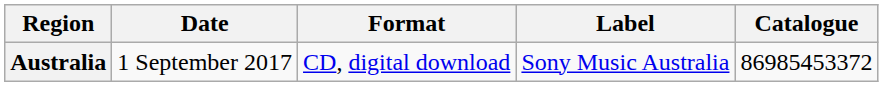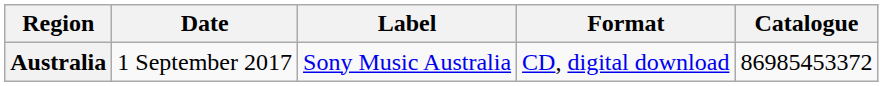columns swapped: (407, 23) <-> (625, 23)
